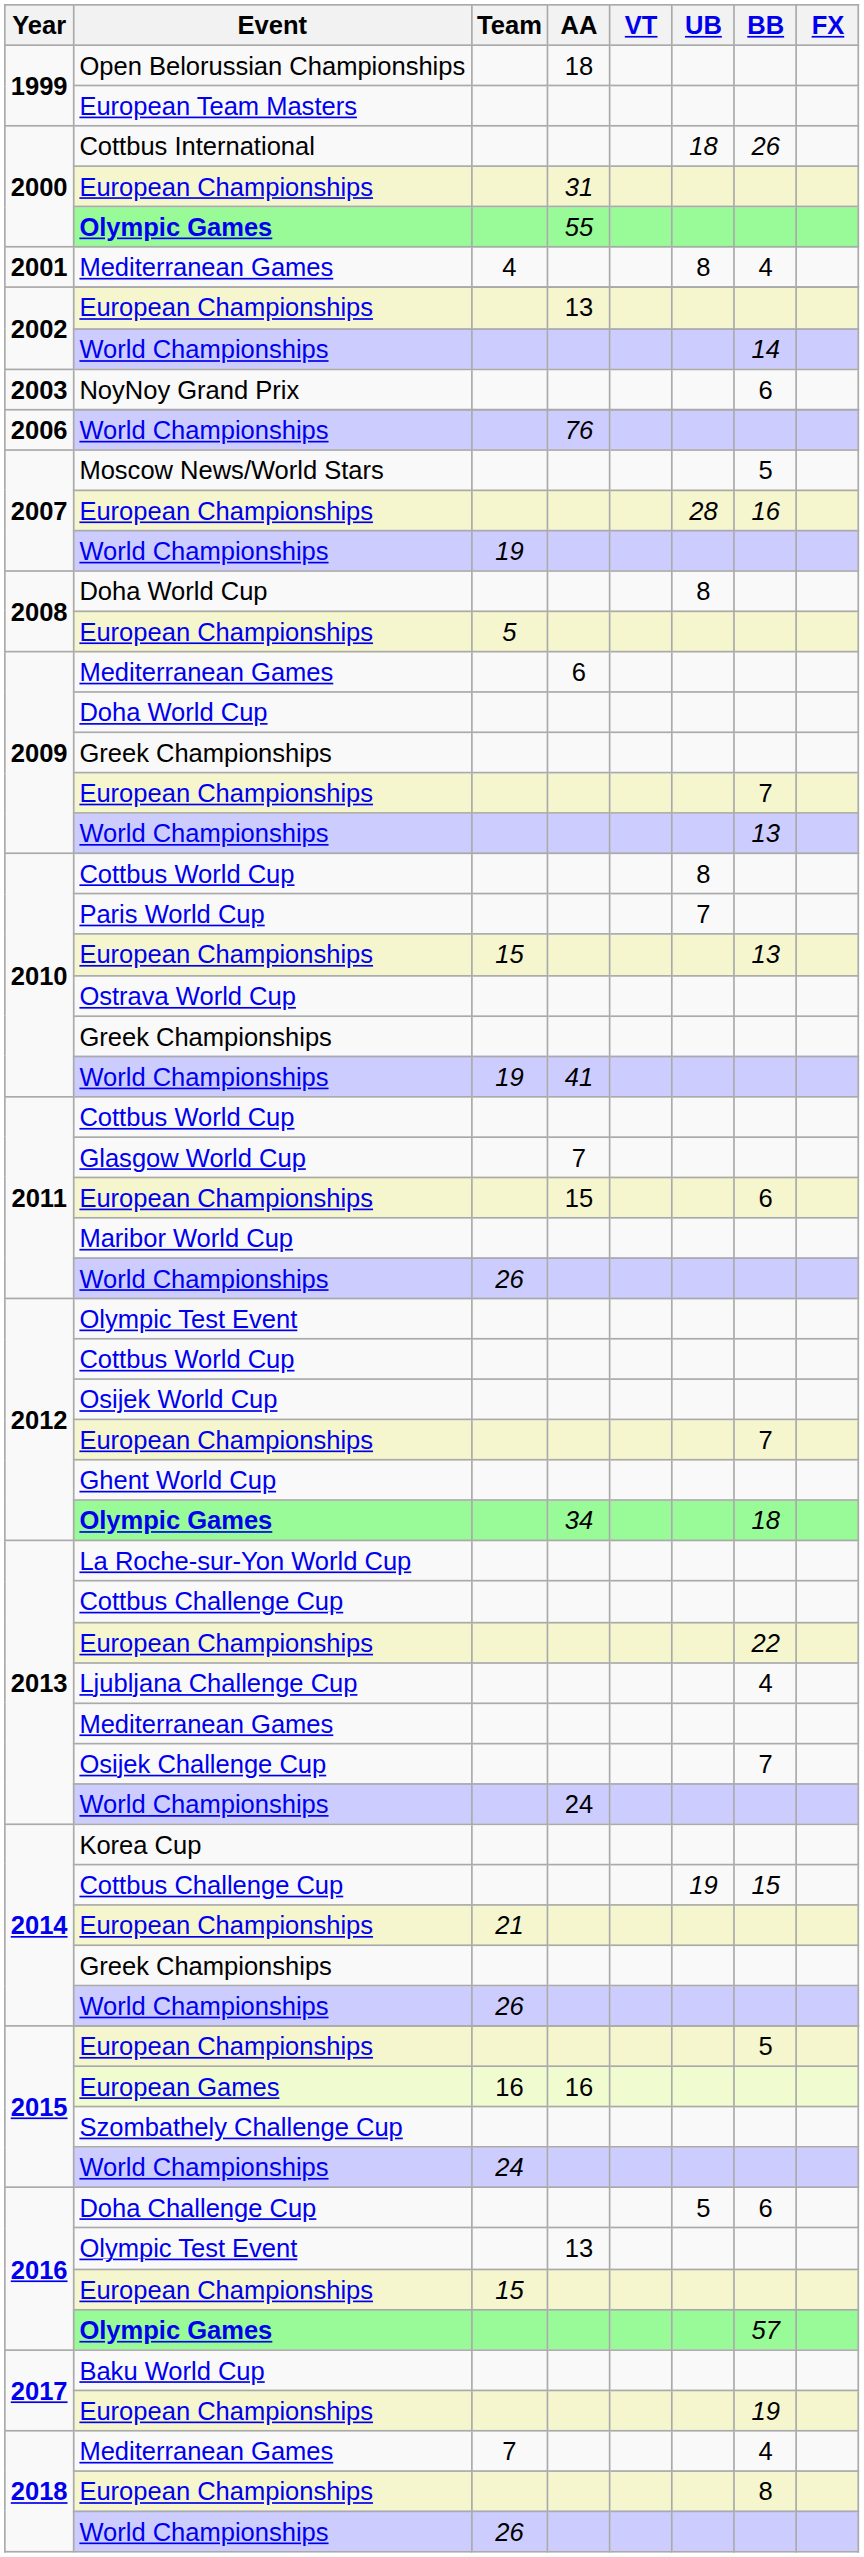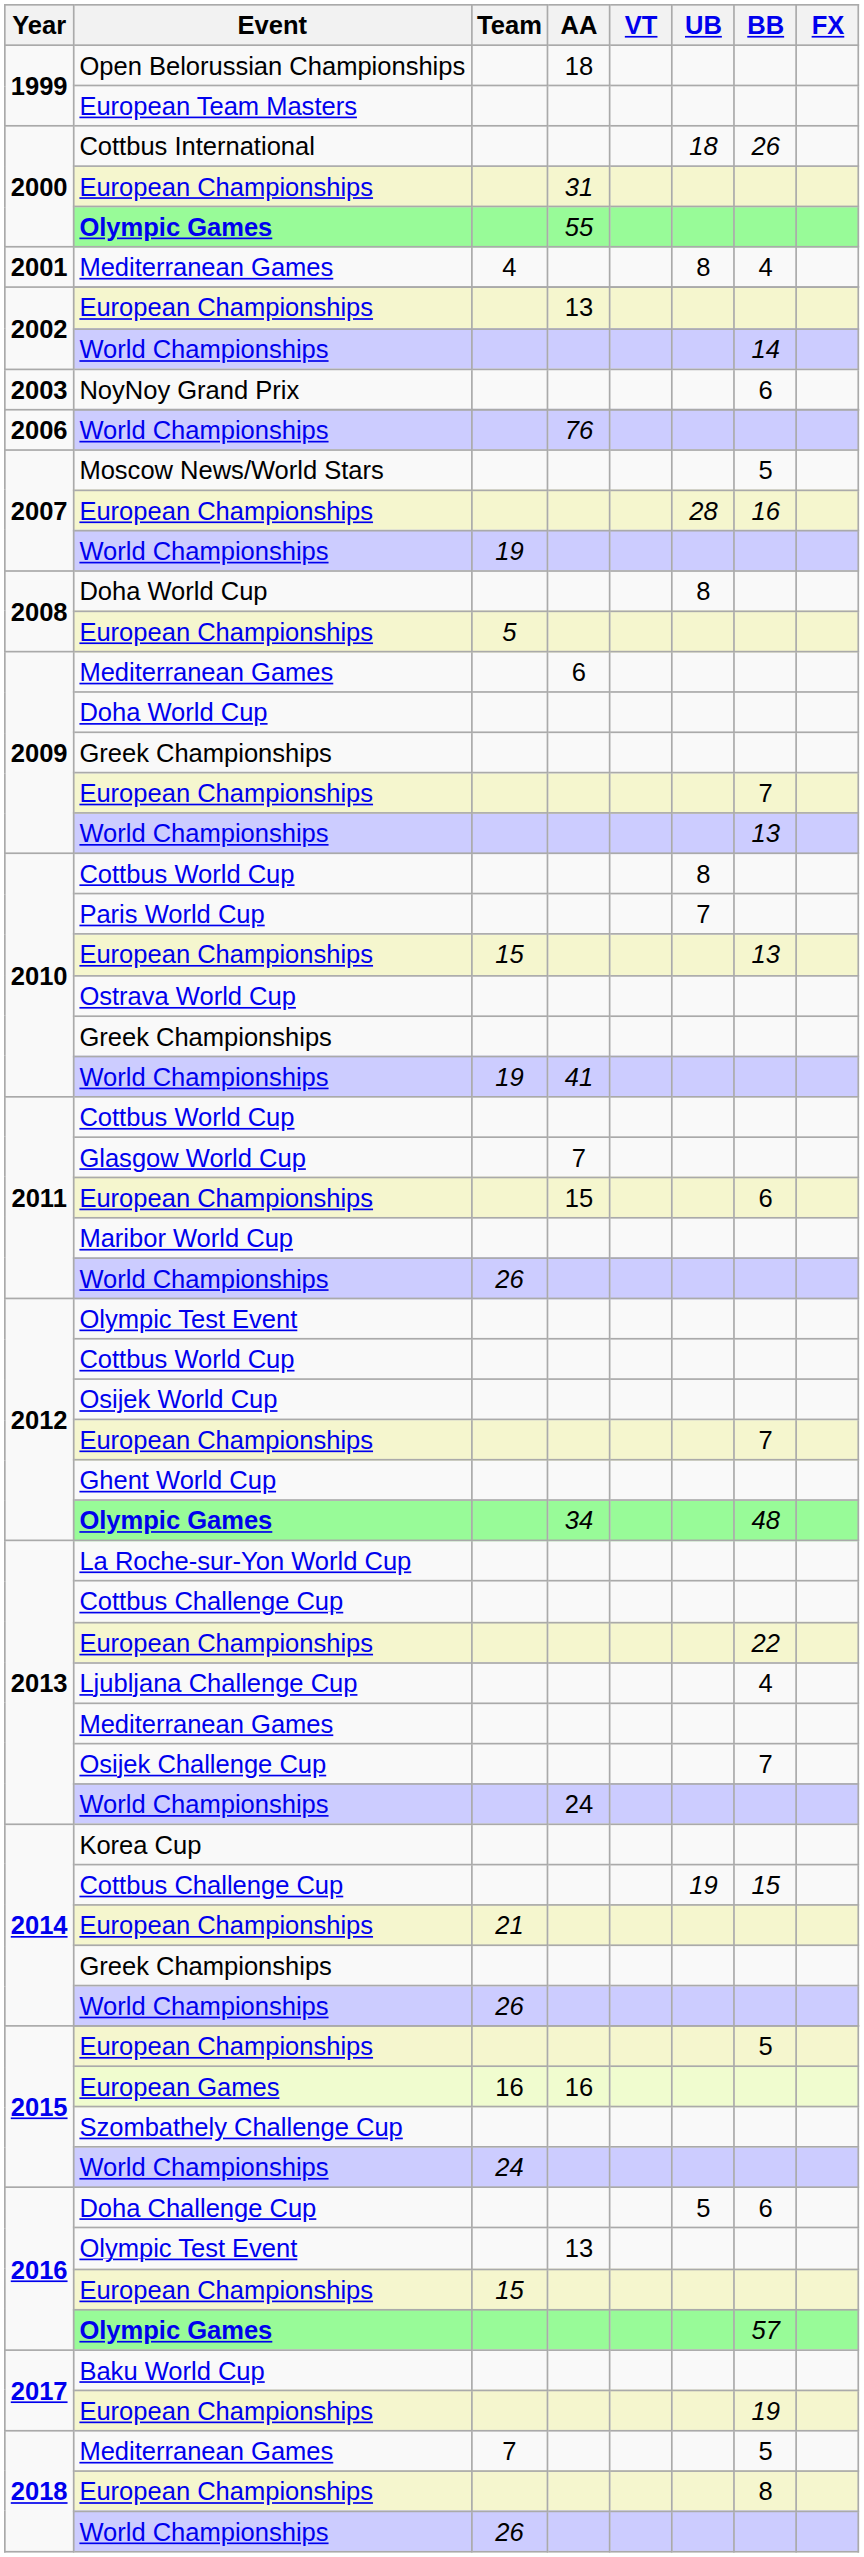(766, 1521) 18 -> (766, 1521) 48
(766, 2451) 4 -> (766, 2451) 5
